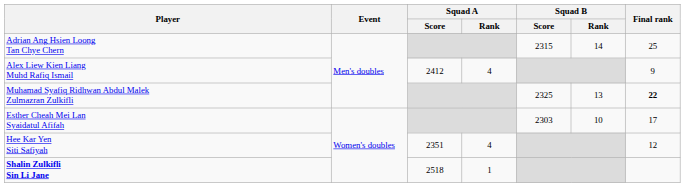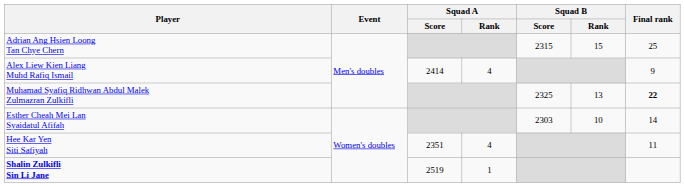(598, 46) 14 -> (598, 46) 15
(435, 71) 2412 -> (435, 71) 2414
(653, 120) 17 -> (653, 120) 14
(653, 145) 12 -> (653, 145) 11
(435, 170) 2518 -> (435, 170) 2519
